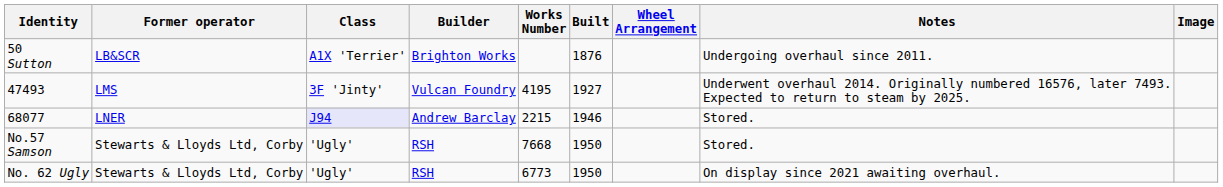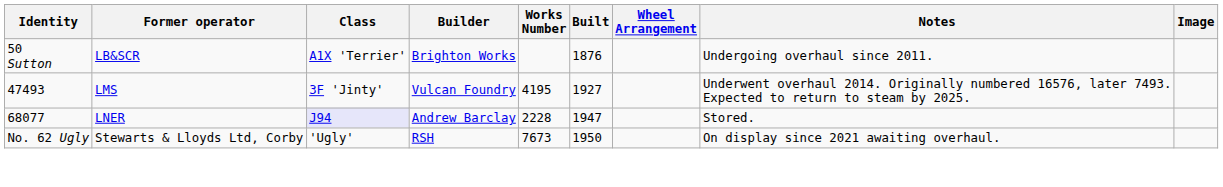(537, 118) 2215 -> (537, 118) 2228
(587, 118) 1946 -> (587, 118) 1947
- row: (30, 145)
(537, 172) 6773 -> (537, 138) 7673
